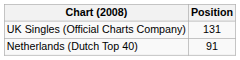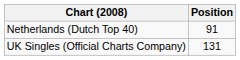rows swapped: (72, 47) <-> (96, 30)
